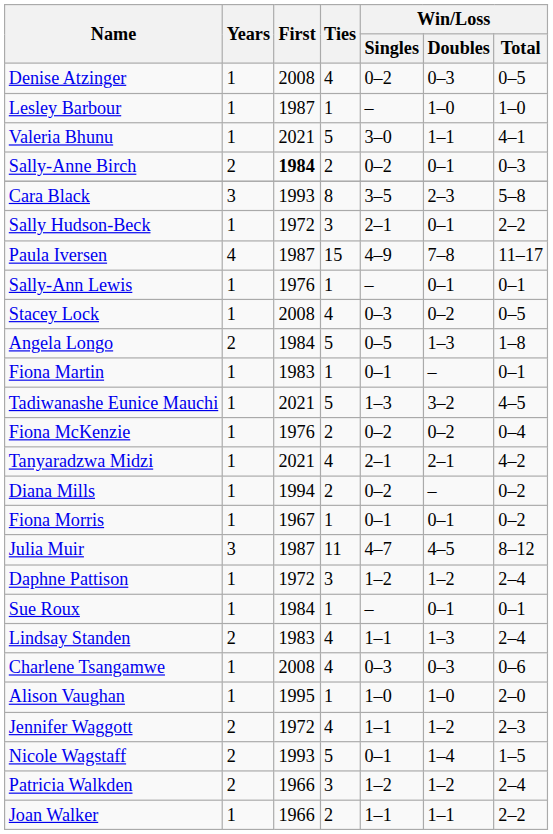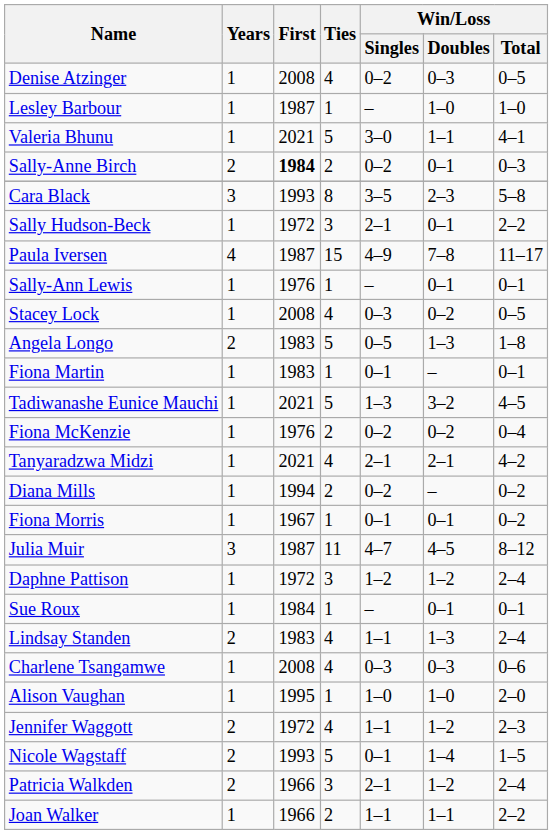(297, 342) 1984 -> (297, 342) 1983
(378, 784) 1–2 -> (378, 784) 2–1
